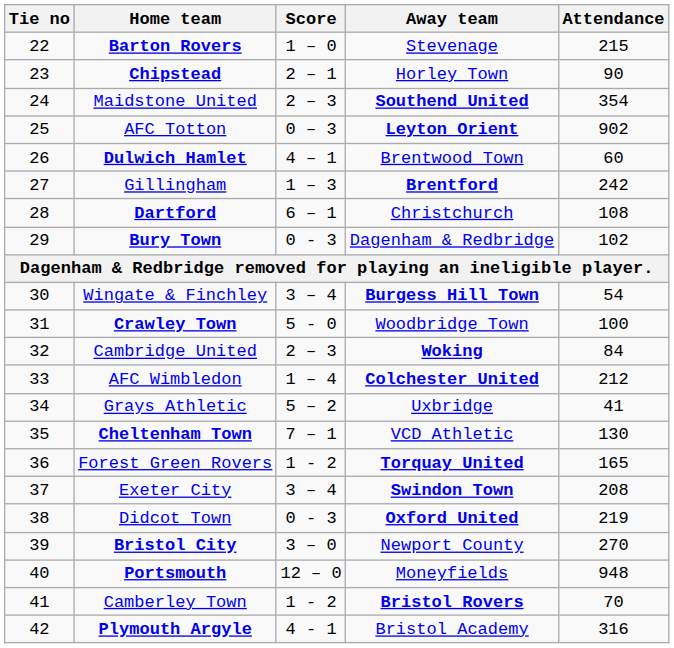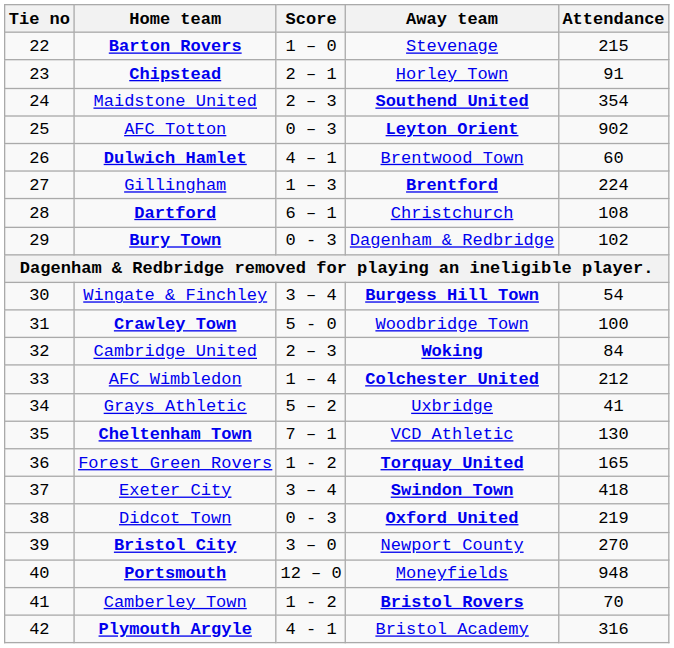(613, 74) 90 -> (613, 74) 91
(613, 185) 242 -> (613, 185) 224
(613, 490) 208 -> (613, 490) 418
